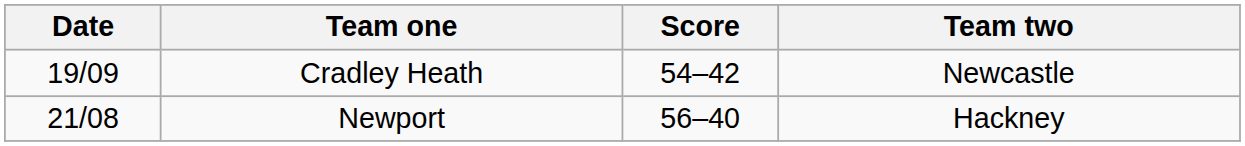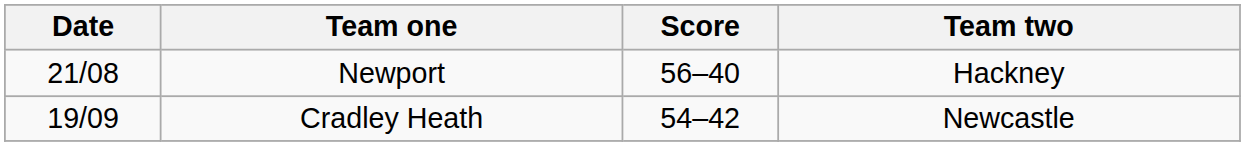rows swapped: (392, 118) <-> (392, 72)
